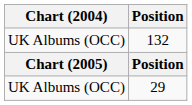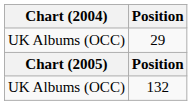rows swapped: (158, 87) <-> (158, 40)
